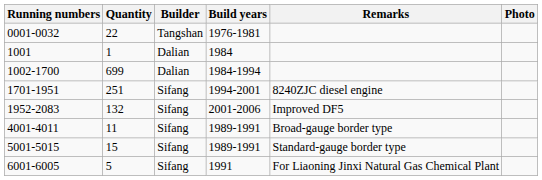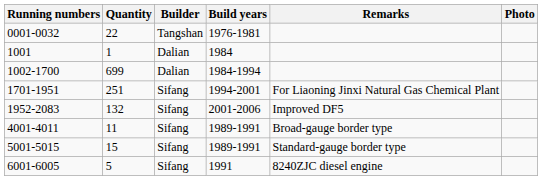(327, 90) 8240ZJC diesel engine -> (386, 90) For Liaoning Jinxi Natural Gas Chemical Plant
(386, 166) For Liaoning Jinxi Natural Gas Chemical Plant -> (327, 166) 8240ZJC diesel engine
